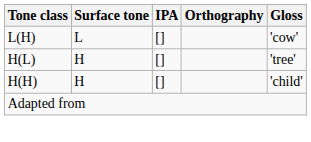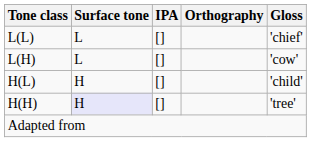+ row: (21, 37)
(283, 59) 'tree' -> (286, 81) 'child'
(79, 81) no background -> (79, 103) lavender background
(286, 81) 'child' -> (283, 103) 'tree'
